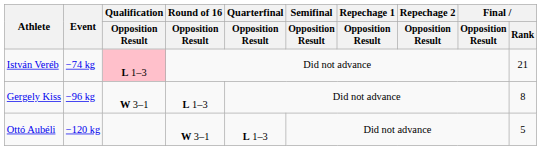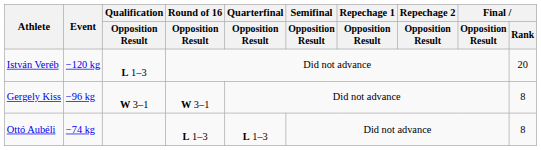(80, 65) −74 kg -> (83, 65) −120 kg
(134, 73) pink background -> (134, 73) no background
(523, 65) 21 -> (523, 65) 20
(195, 105) L 1–3 -> (195, 105) W 3–1
(83, 129) −120 kg -> (80, 129) −74 kg
(195, 137) W 3–1 -> (195, 137) L 1–3
(523, 129) 5 -> (523, 129) 8
